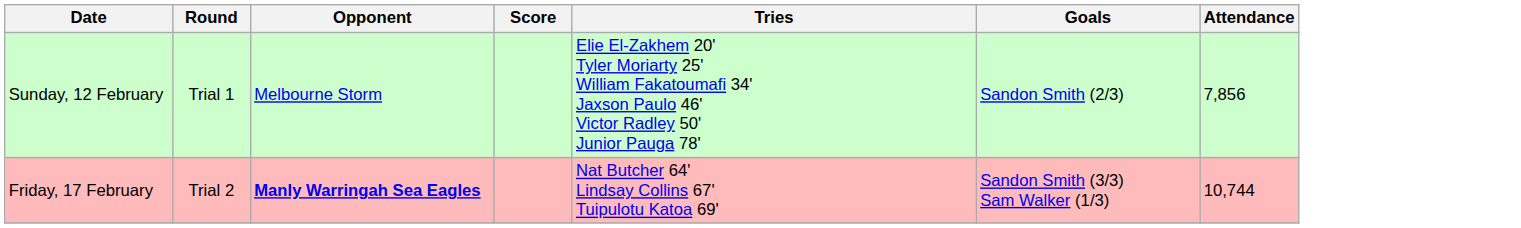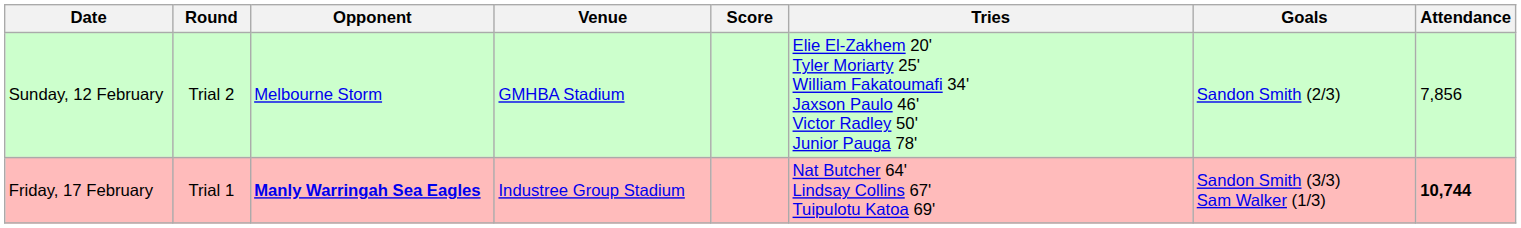+ column: (603, 18)
(211, 95) Trial 1 -> (211, 95) Trial 2
(211, 190) Trial 2 -> (211, 190) Trial 1
(1229, 190) normal -> (1446, 190) bold
